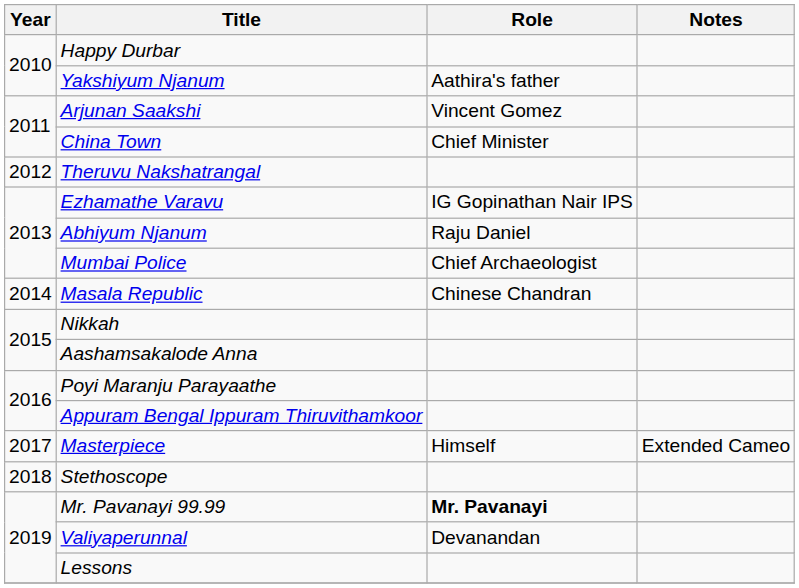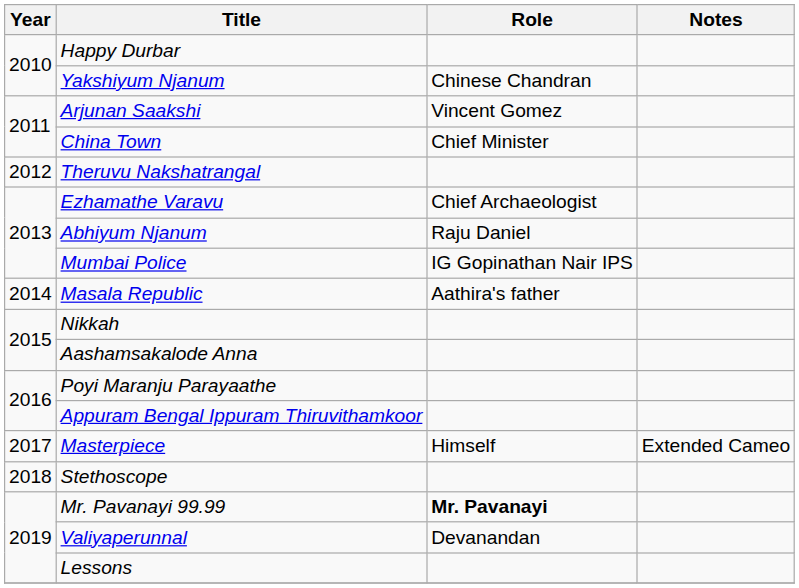(495, 80) Aathira's father -> (511, 80) Chinese Chandran
(532, 202) IG Gopinathan Nair IPS -> (514, 202) Chief Archaeologist
(514, 263) Chief Archaeologist -> (532, 263) IG Gopinathan Nair IPS
(511, 293) Chinese Chandran -> (495, 293) Aathira's father
